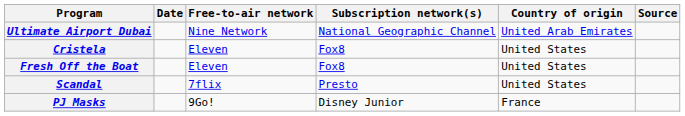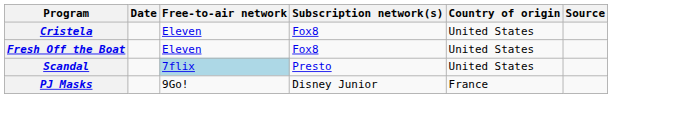- row: (79, 31)
(205, 85) no background -> (179, 67) lightblue background
